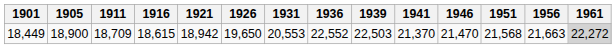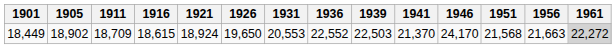(69, 33) 18,900 -> (69, 33) 18,902
(200, 33) 18,942 -> (200, 33) 18,924
(460, 33) 21,470 -> (460, 33) 24,170
